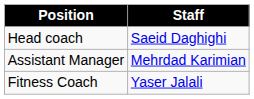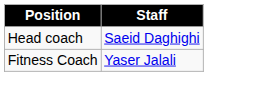- row: (66, 60)
